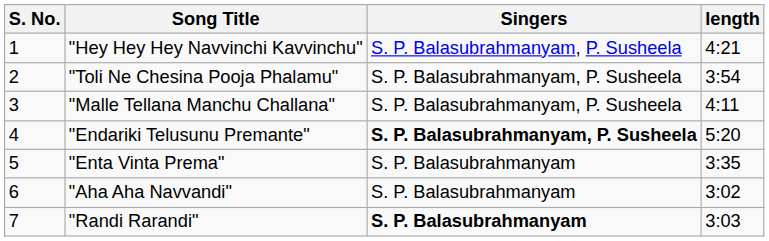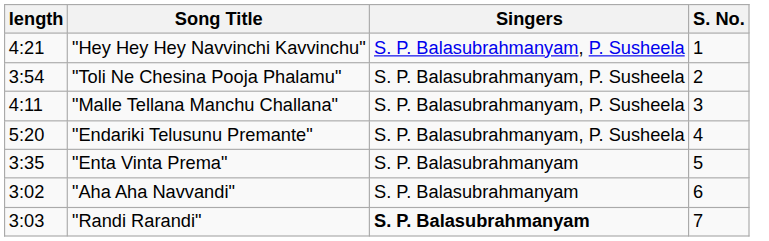columns swapped: (35, 18) <-> (733, 18)
(534, 134) bold -> (529, 134) normal
